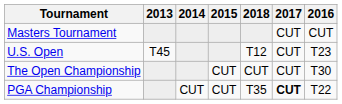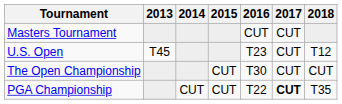columns swapped: (321, 14) <-> (256, 14)
